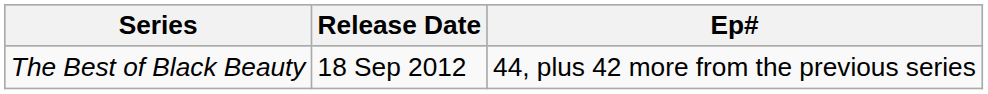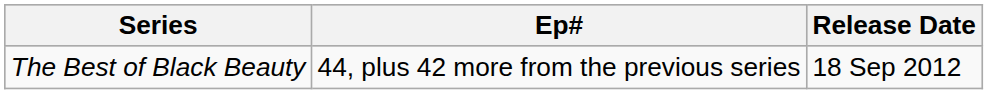columns swapped: (734, 25) <-> (399, 25)
